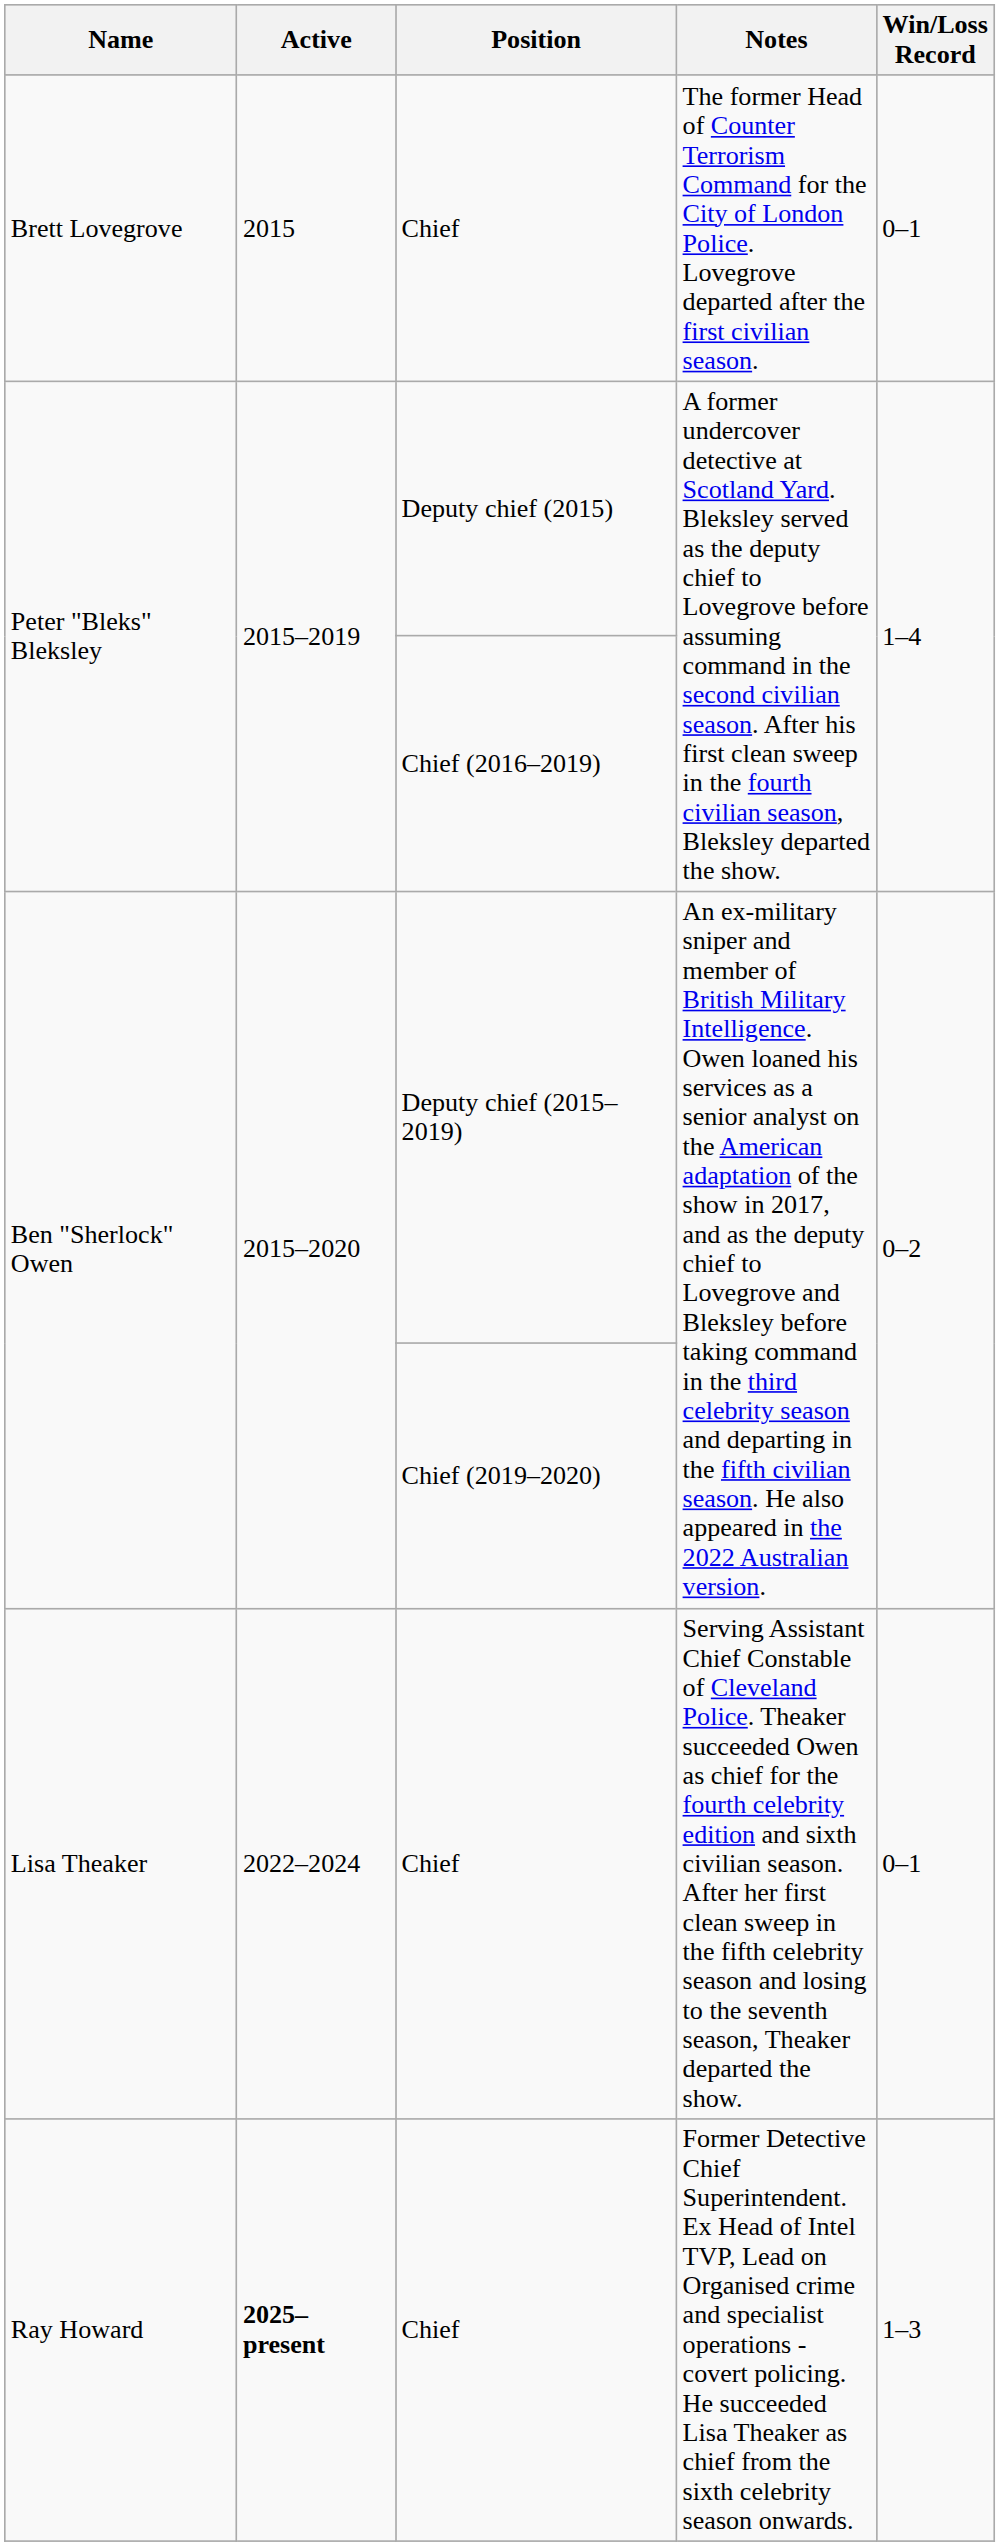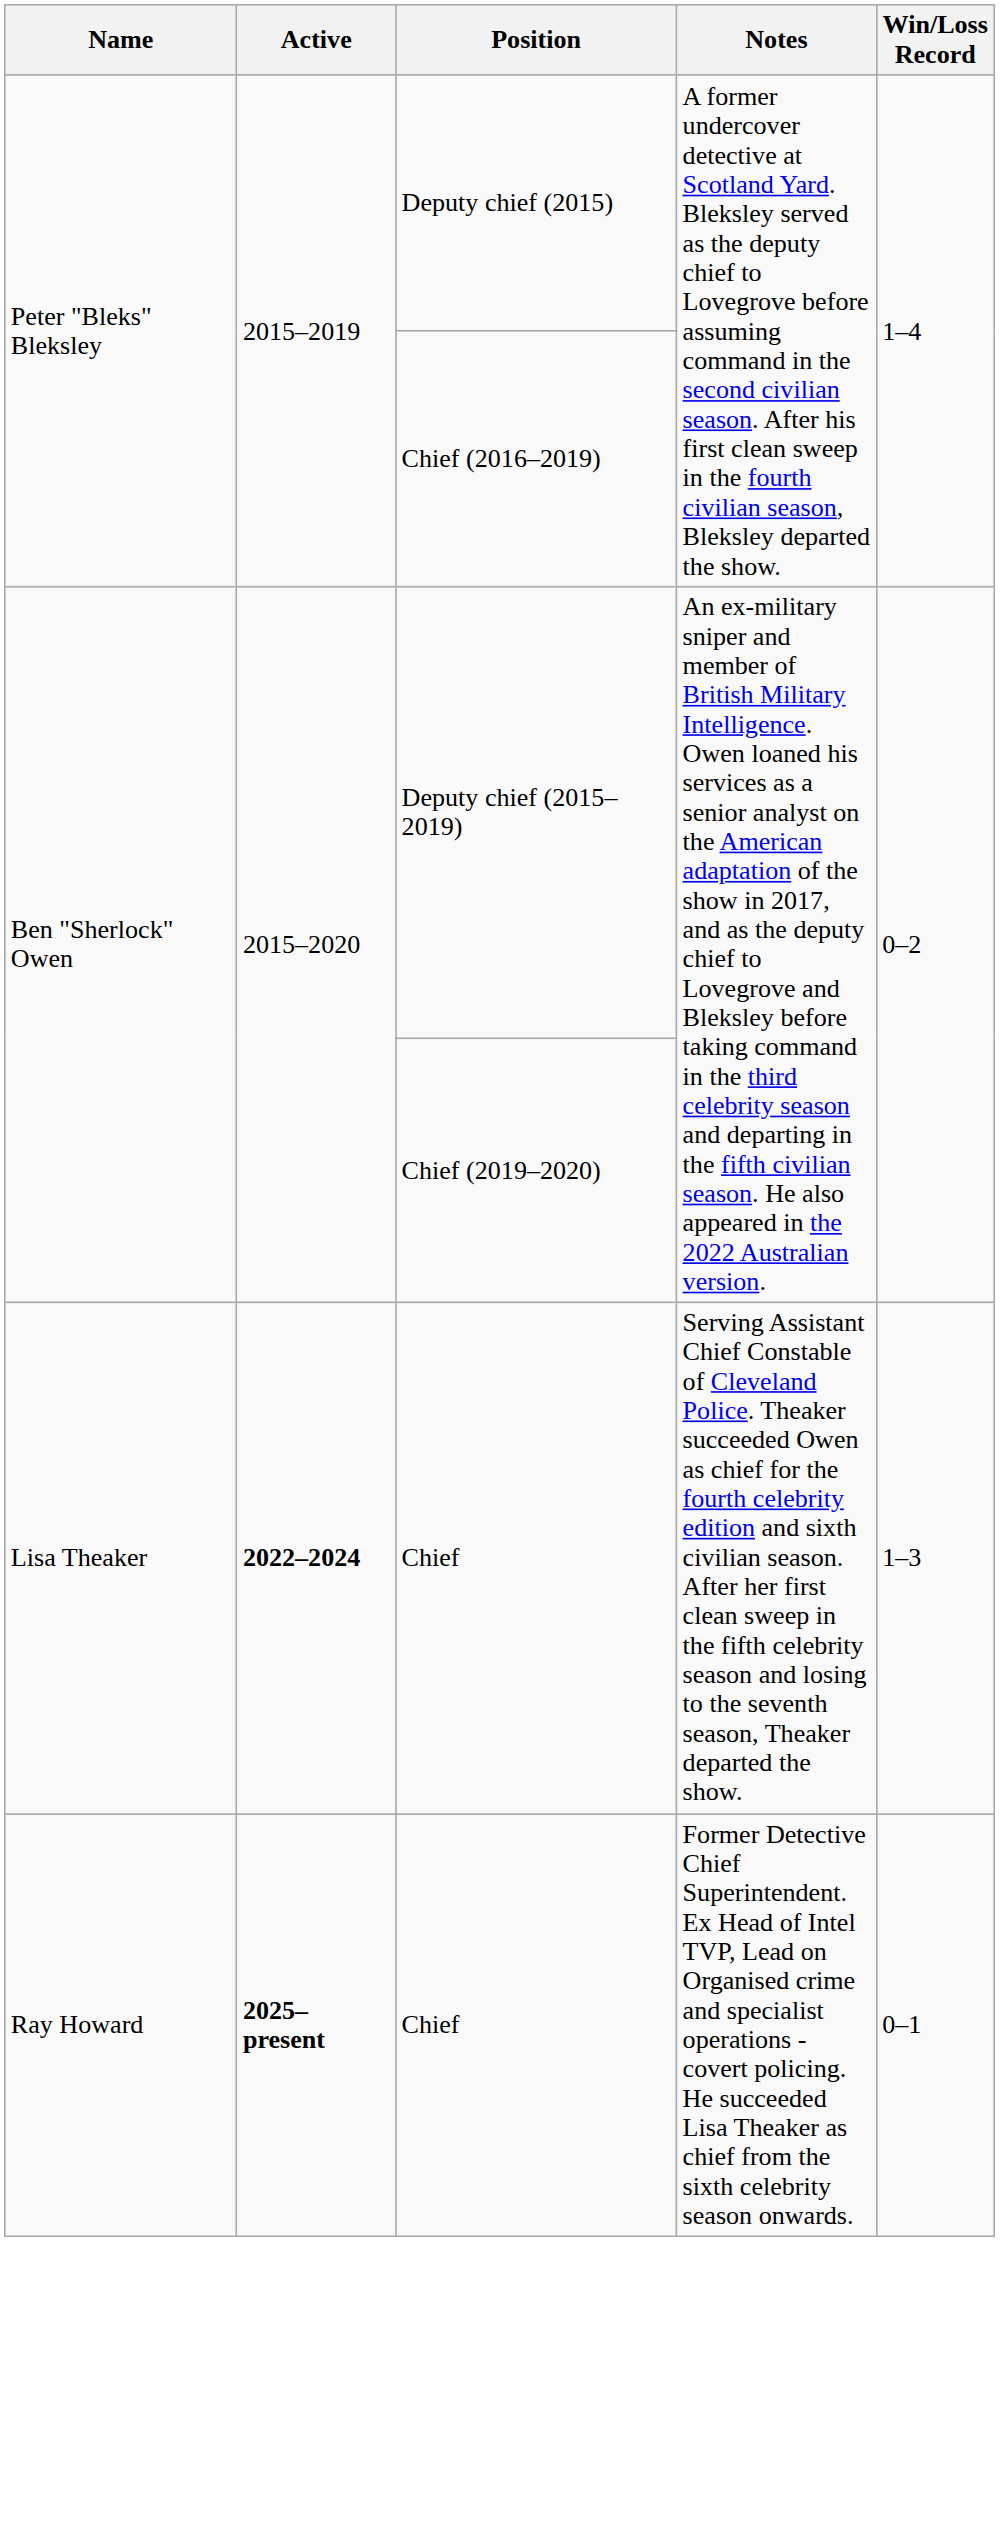- row: (97, 227)
(302, 1863) normal -> (302, 1557) bold
(902, 1863) 0–1 -> (902, 1557) 1–3
(902, 2329) 1–3 -> (902, 2024) 0–1
